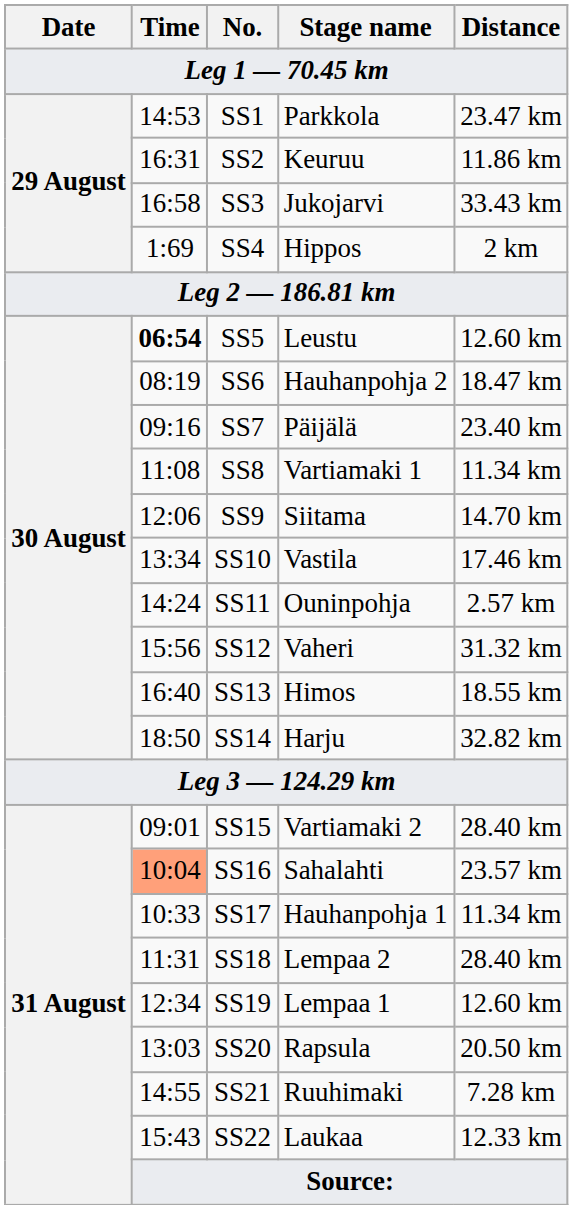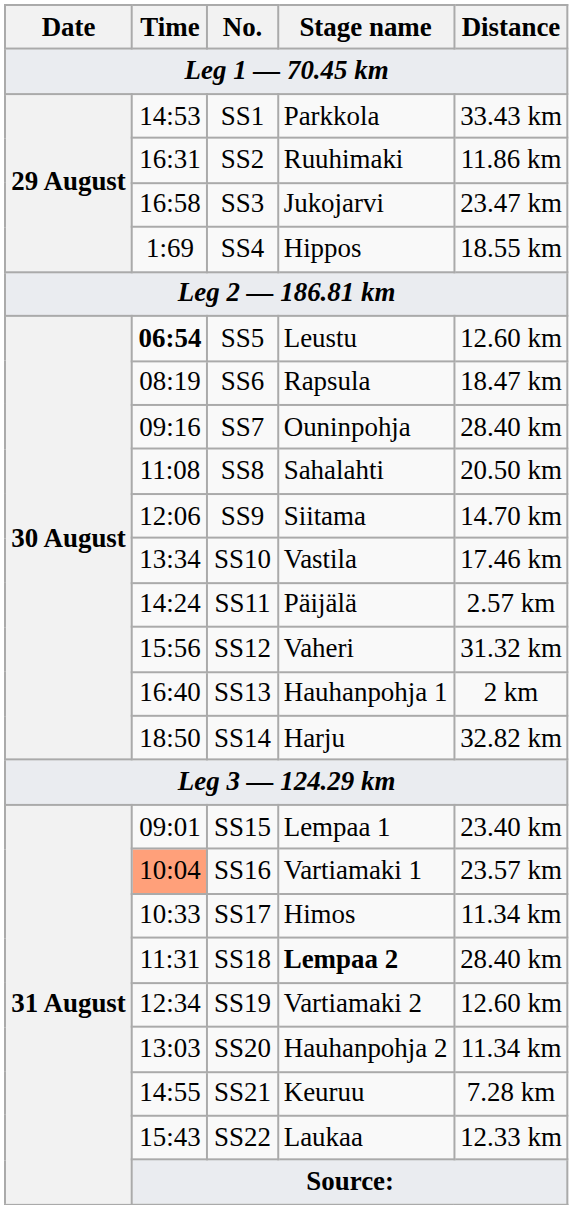(511, 115) 23.47 km -> (511, 115) 33.43 km
(324, 159) Keuruu -> (344, 159) Ruuhimaki
(511, 204) 33.43 km -> (511, 204) 23.47 km
(511, 248) 2 km -> (511, 248) 18.55 km
(366, 381) Hauhanpohja 2 -> (327, 381) Rapsula
(320, 426) Päijälä -> (347, 426) Ouninpohja
(511, 426) 23.40 km -> (511, 426) 28.40 km
(353, 470) Vartiamaki 1 -> (334, 470) Sahalahti
(511, 470) 11.34 km -> (511, 470) 20.50 km
(347, 603) Ouninpohja -> (320, 603) Päijälä
(320, 692) Himos -> (366, 692) Hauhanpohja 1
(511, 692) 18.55 km -> (511, 692) 2 km
(353, 825) Vartiamaki 2 -> (337, 825) Lempaa 1
(511, 825) 28.40 km -> (511, 825) 23.40 km
(334, 870) Sahalahti -> (353, 870) Vartiamaki 1
(366, 914) Hauhanpohja 1 -> (320, 914) Himos
(337, 959) normal -> (341, 959) bold
(337, 1003) Lempaa 1 -> (353, 1003) Vartiamaki 2
(327, 1048) Rapsula -> (366, 1048) Hauhanpohja 2
(511, 1048) 20.50 km -> (511, 1048) 11.34 km
(344, 1092) Ruuhimaki -> (324, 1092) Keuruu
